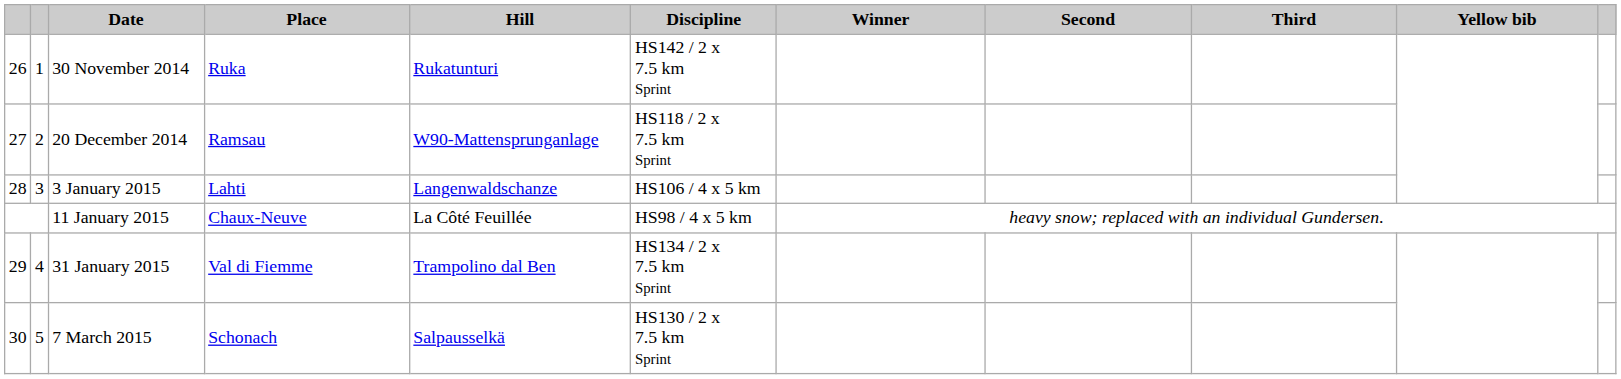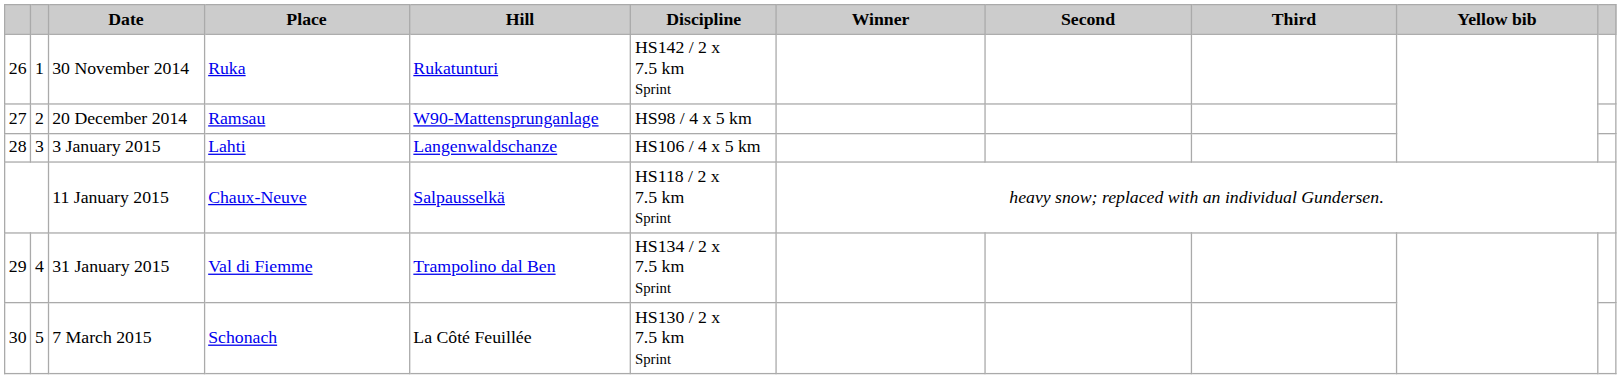(677, 138) HS118 / 2 x 7.5 km Sprint -> (693, 118) HS98 / 4 x 5 km
(472, 217) La Côté Feuillée -> (459, 196) Salpausselkä
(693, 217) HS98 / 4 x 5 km -> (677, 196) HS118 / 2 x 7.5 km Sprint
(459, 337) Salpausselkä -> (472, 337) La Côté Feuillée
